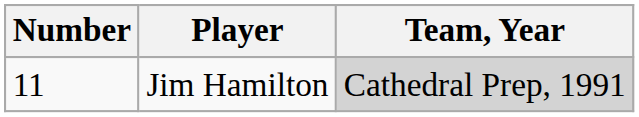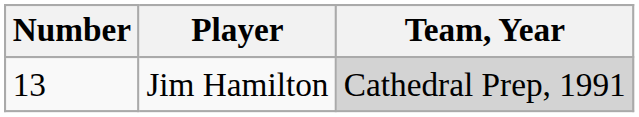(29, 83) 11 -> (29, 83) 13
